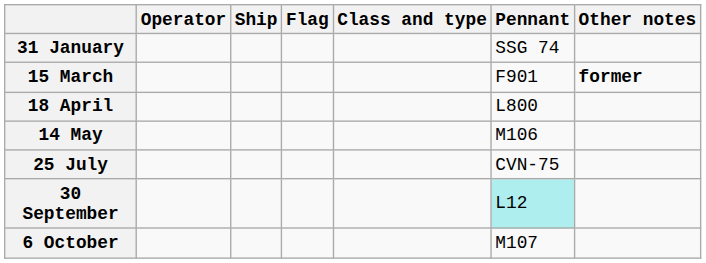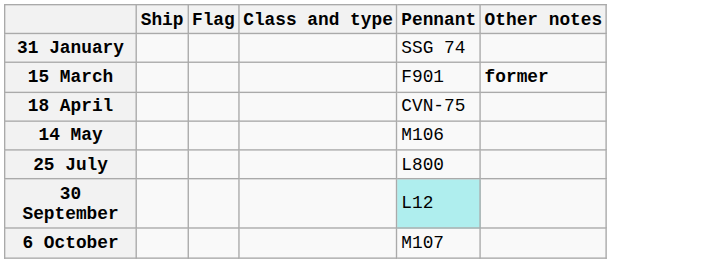- column: (183, 19)
(517, 106) L800 -> (433, 106) CVN-75
(527, 164) CVN-75 -> (423, 164) L800
